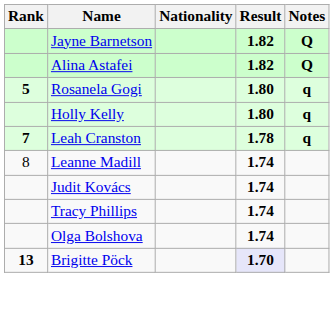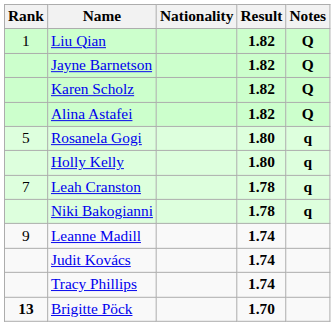+ row: (78, 41)
+ row: (93, 89)
(26, 89) bold -> (26, 138) normal
(26, 138) bold -> (26, 187) normal
+ row: (102, 211)
(26, 162) 8 -> (26, 235) 9
- row: (97, 235)
(261, 260) lavender background -> (261, 308) no background
